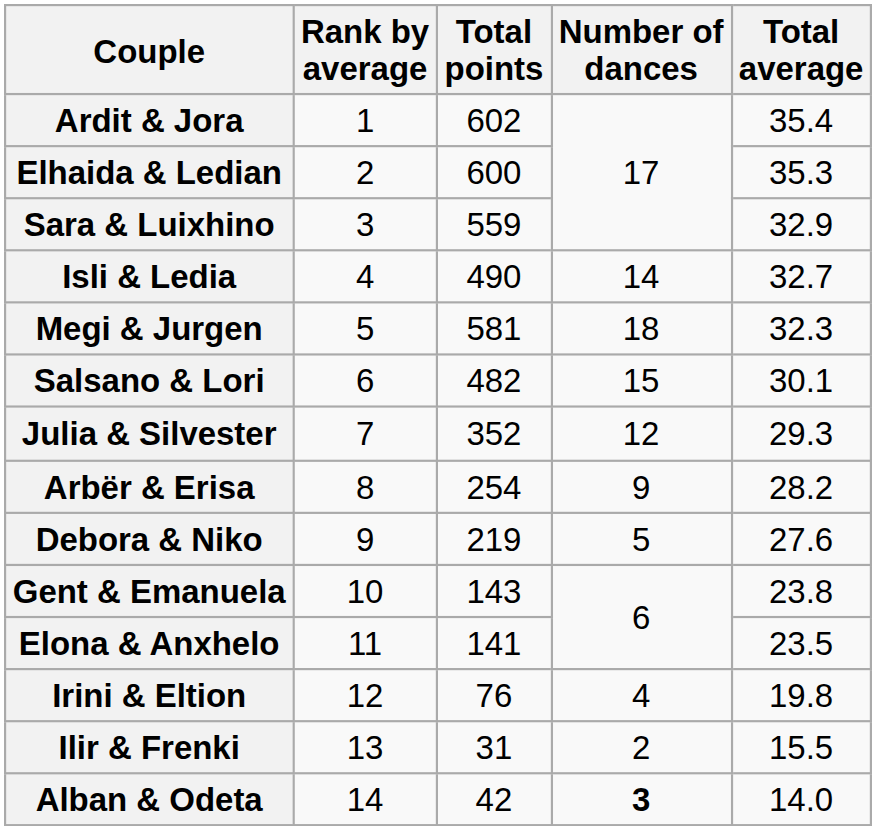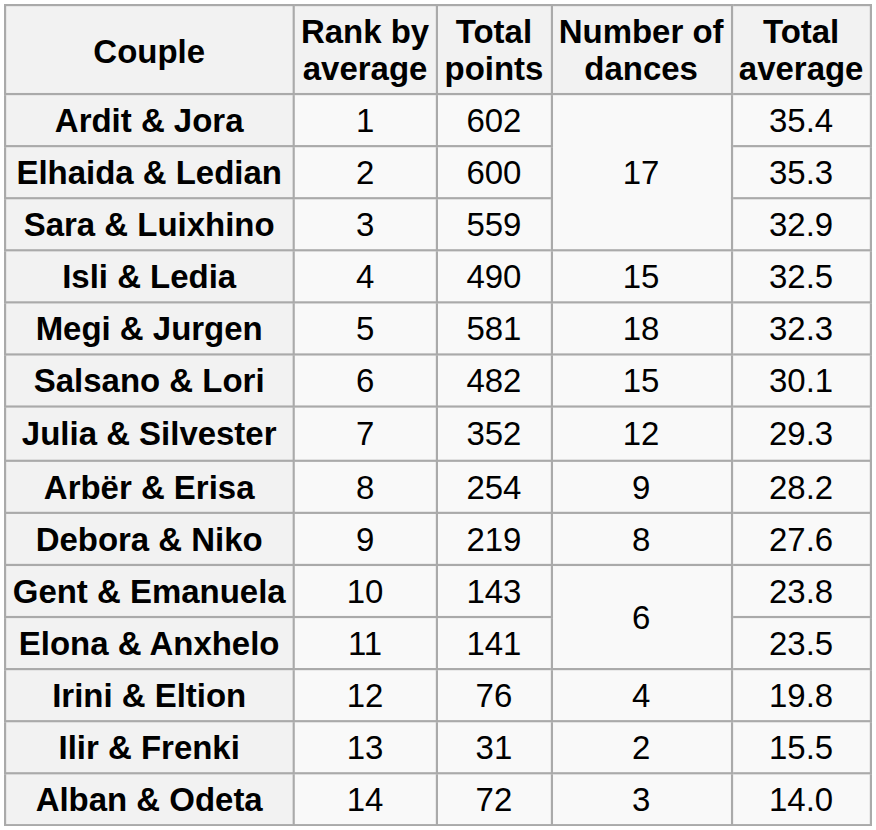(641, 277) 14 -> (641, 277) 15
(801, 277) 32.7 -> (801, 277) 32.5
(641, 538) 5 -> (641, 538) 8
(494, 799) 42 -> (494, 799) 72
(641, 799) bold -> (641, 799) normal
